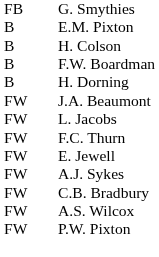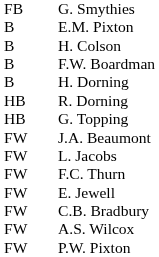+ row: (93, 100)
+ row: (93, 119)
- row: (91, 174)
